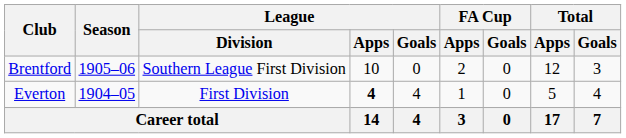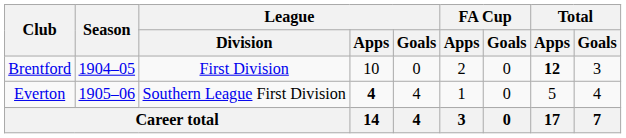(107, 68) 1905–06 -> (107, 68) 1904–05
(244, 68) Southern League First Division -> (244, 68) First Division
(552, 68) normal -> (552, 68) bold
(107, 94) 1904–05 -> (107, 94) 1905–06
(244, 94) First Division -> (244, 94) Southern League First Division
